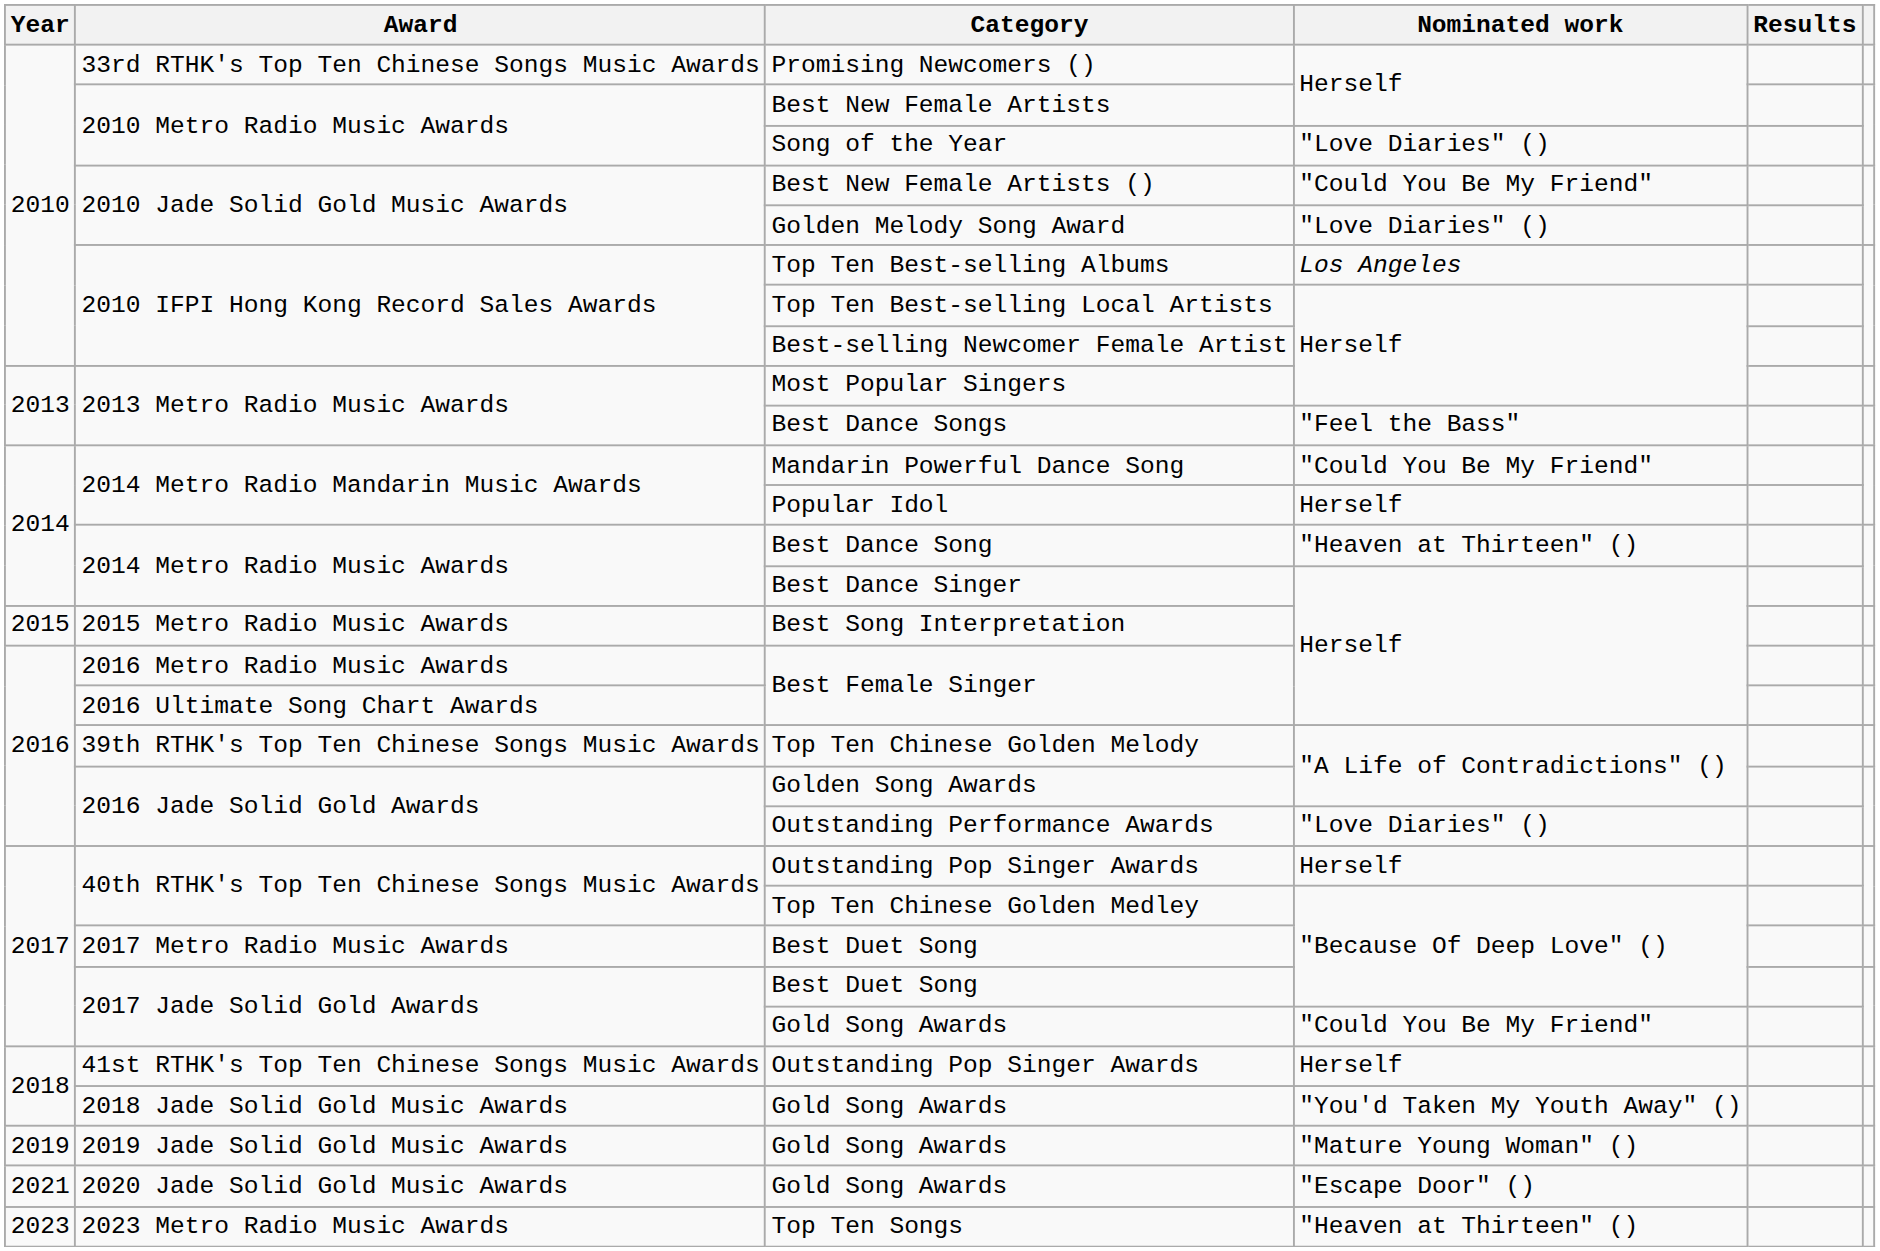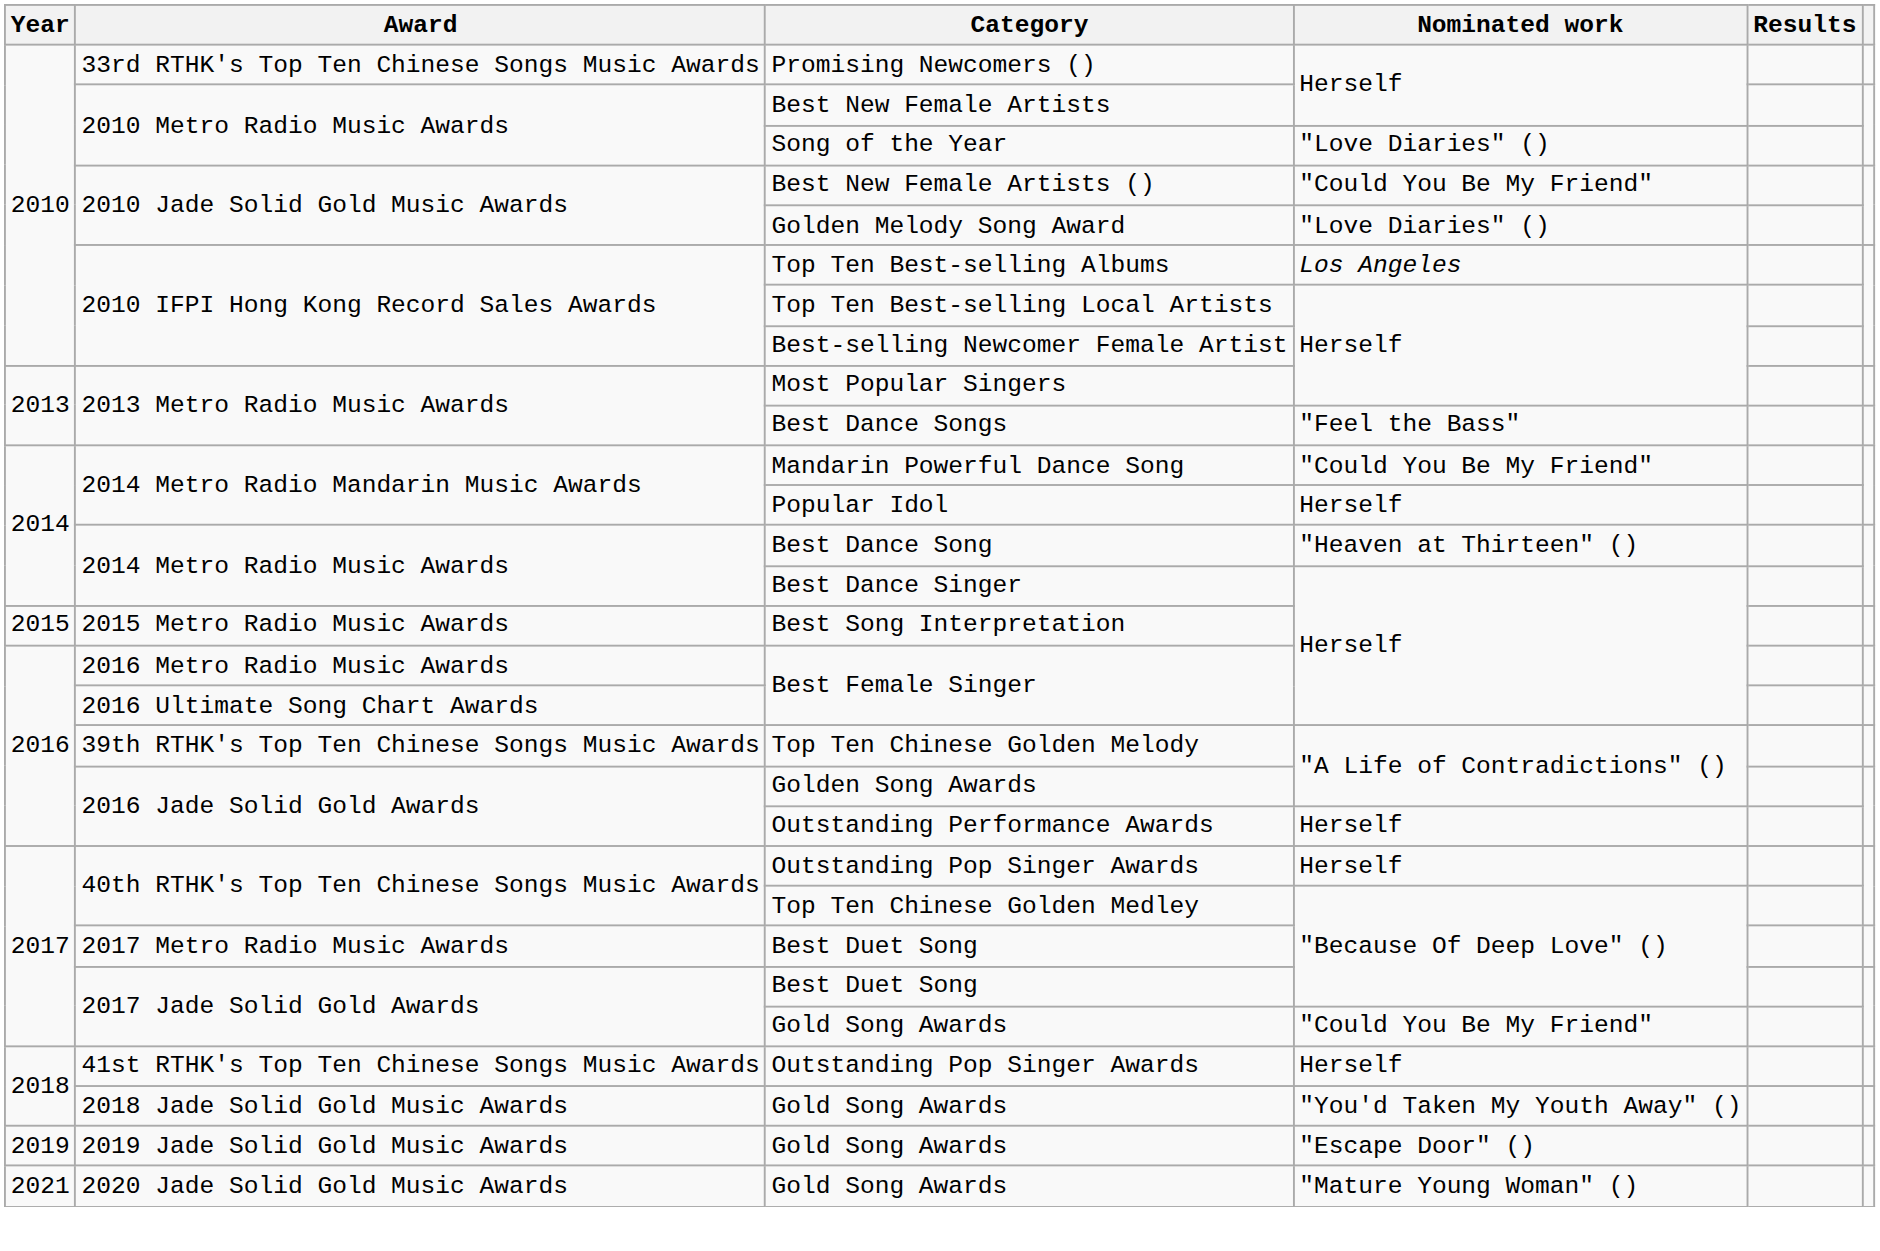(1425, 826) "Love Diaries" () -> (1351, 826) Herself
(1469, 1146) "Mature Young Woman" () -> (1417, 1146) "Escape Door" ()
(1417, 1186) "Escape Door" () -> (1469, 1186) "Mature Young Woman" ()
- row: (295, 1226)
